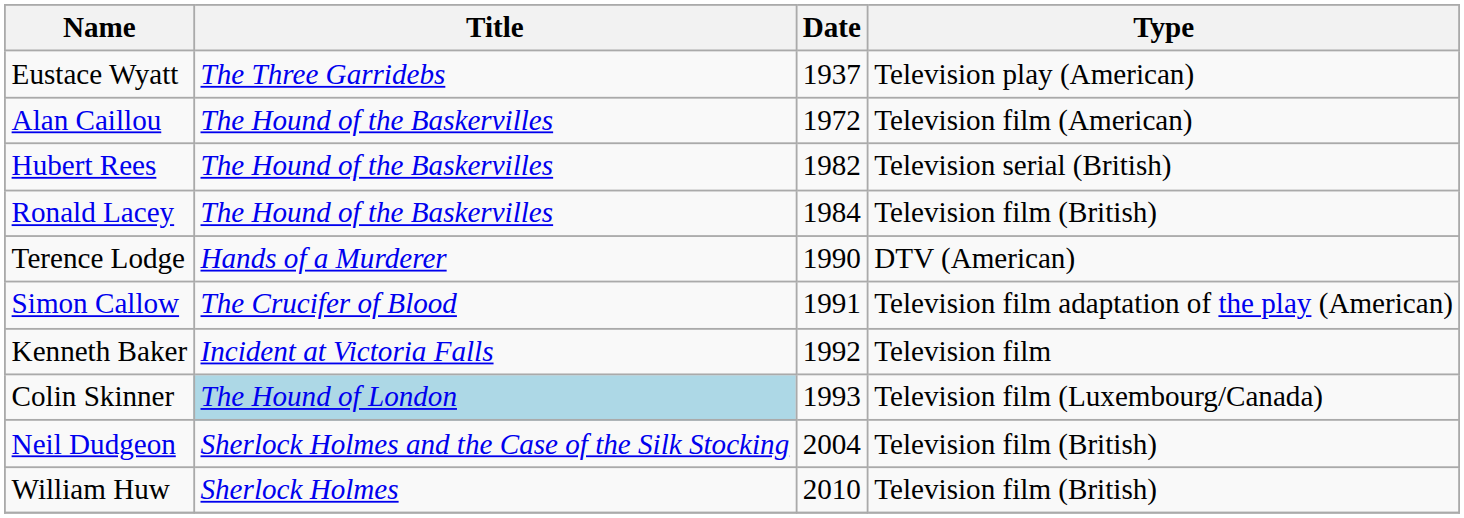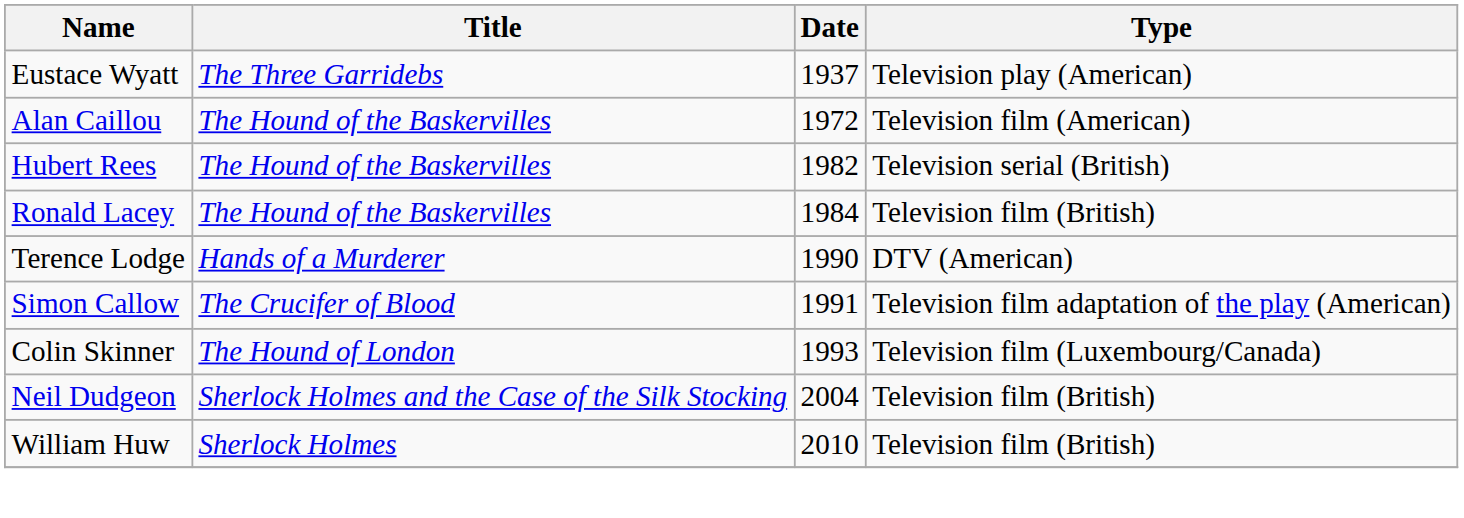- row: (99, 350)
(329, 397) lightblue background -> (327, 350) no background
